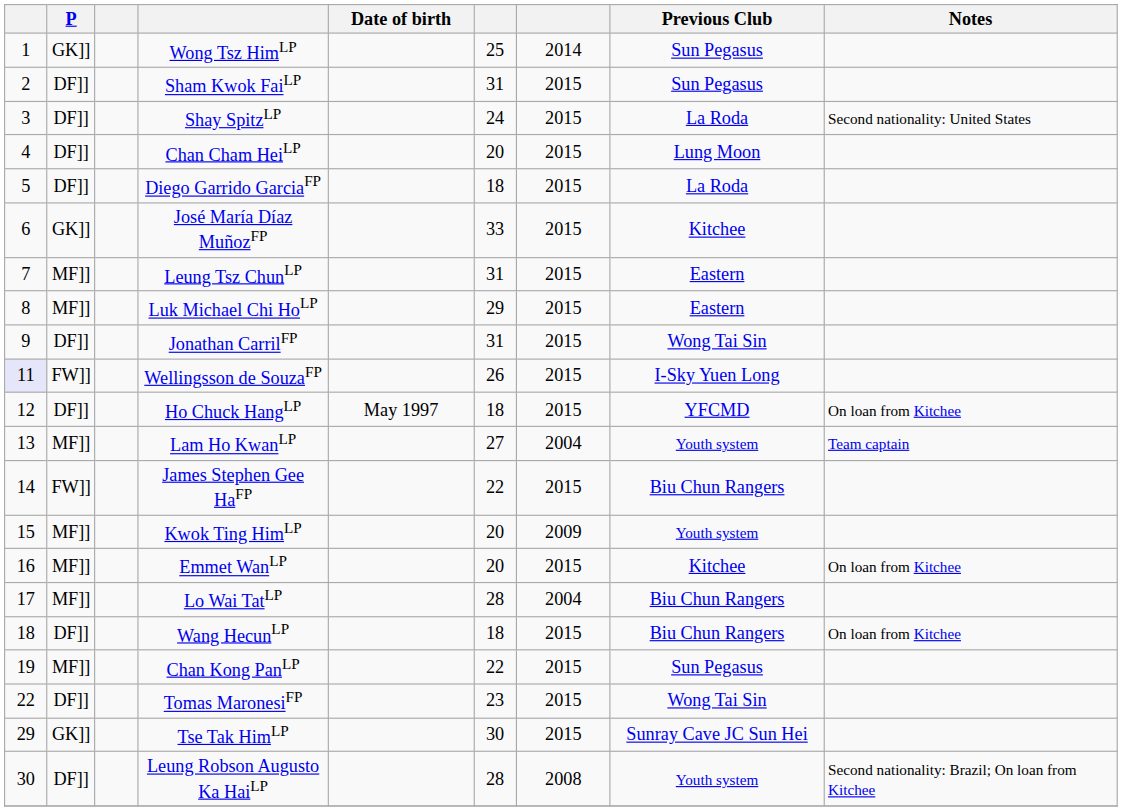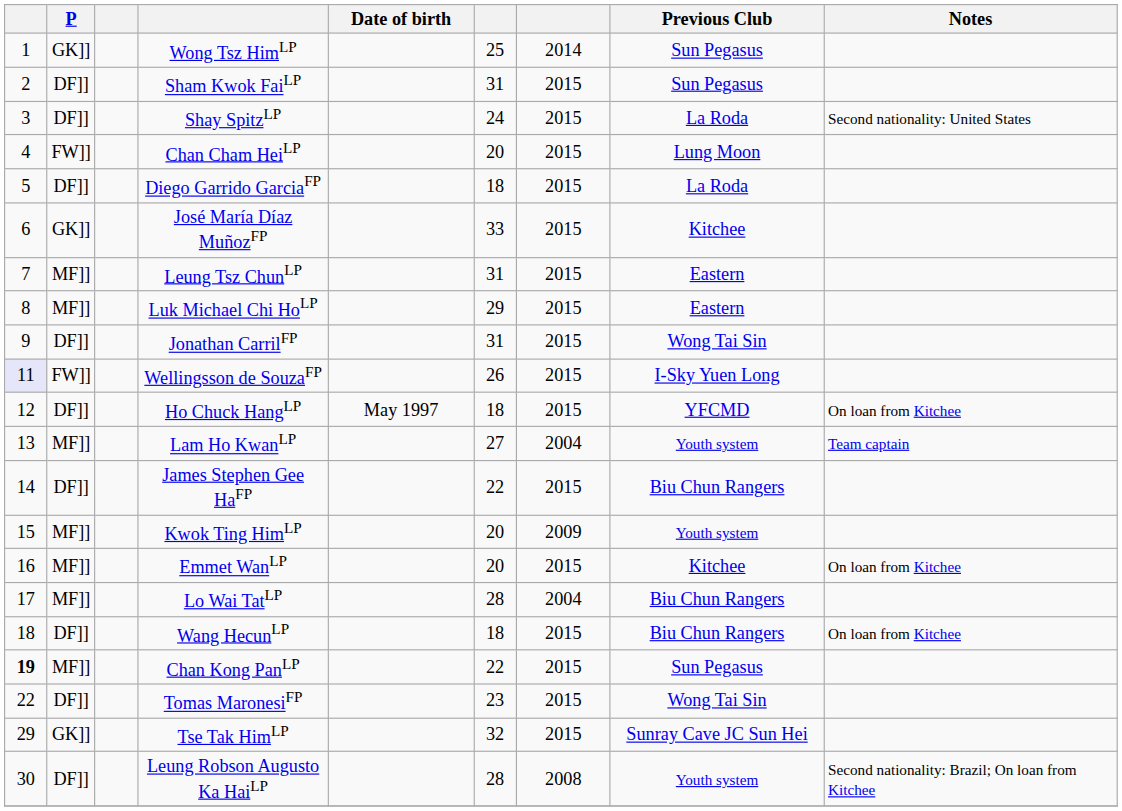(71, 151) DF]] -> (71, 151) FW]]
(71, 487) FW]] -> (71, 487) DF]]
(26, 667) normal -> (26, 667) bold
(495, 734) 30 -> (495, 734) 32
